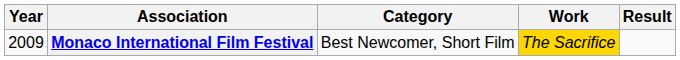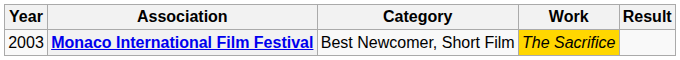(26, 42) 2009 -> (26, 42) 2003
